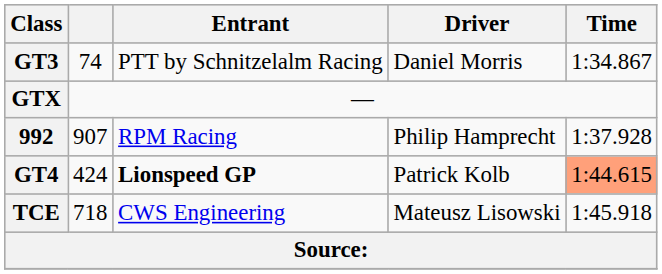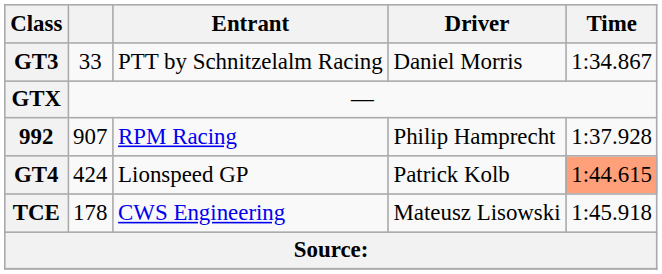(90, 61) 74 -> (90, 61) 33
(187, 174) bold -> (183, 174) normal
(90, 212) 718 -> (90, 212) 178
